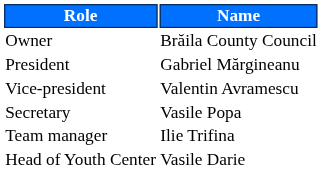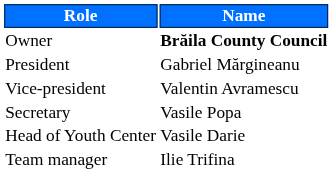(239, 40) normal -> (244, 40) bold
rows swapped: (81, 159) <-> (56, 135)
